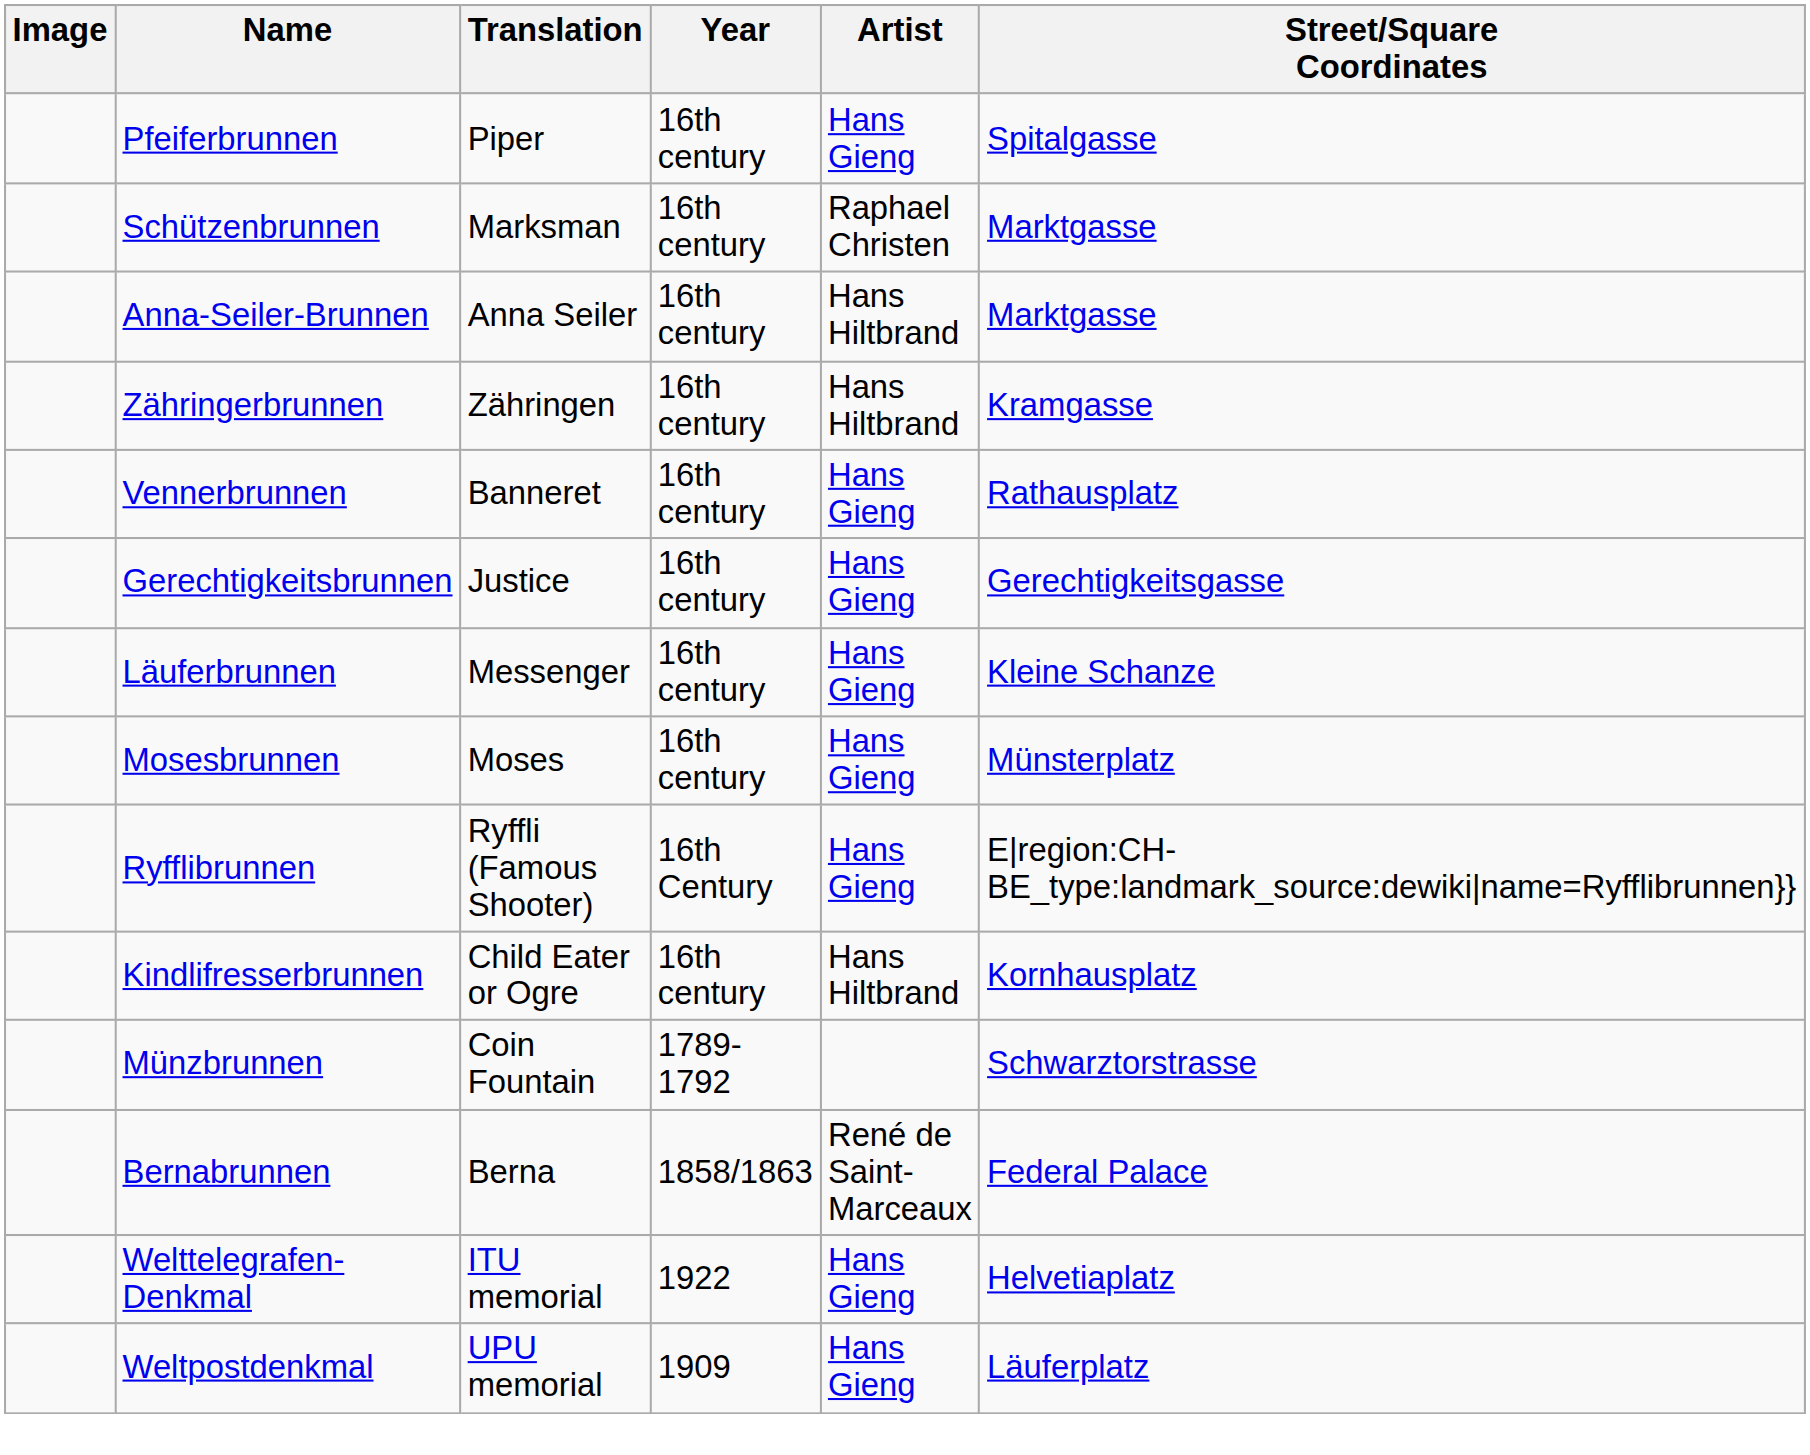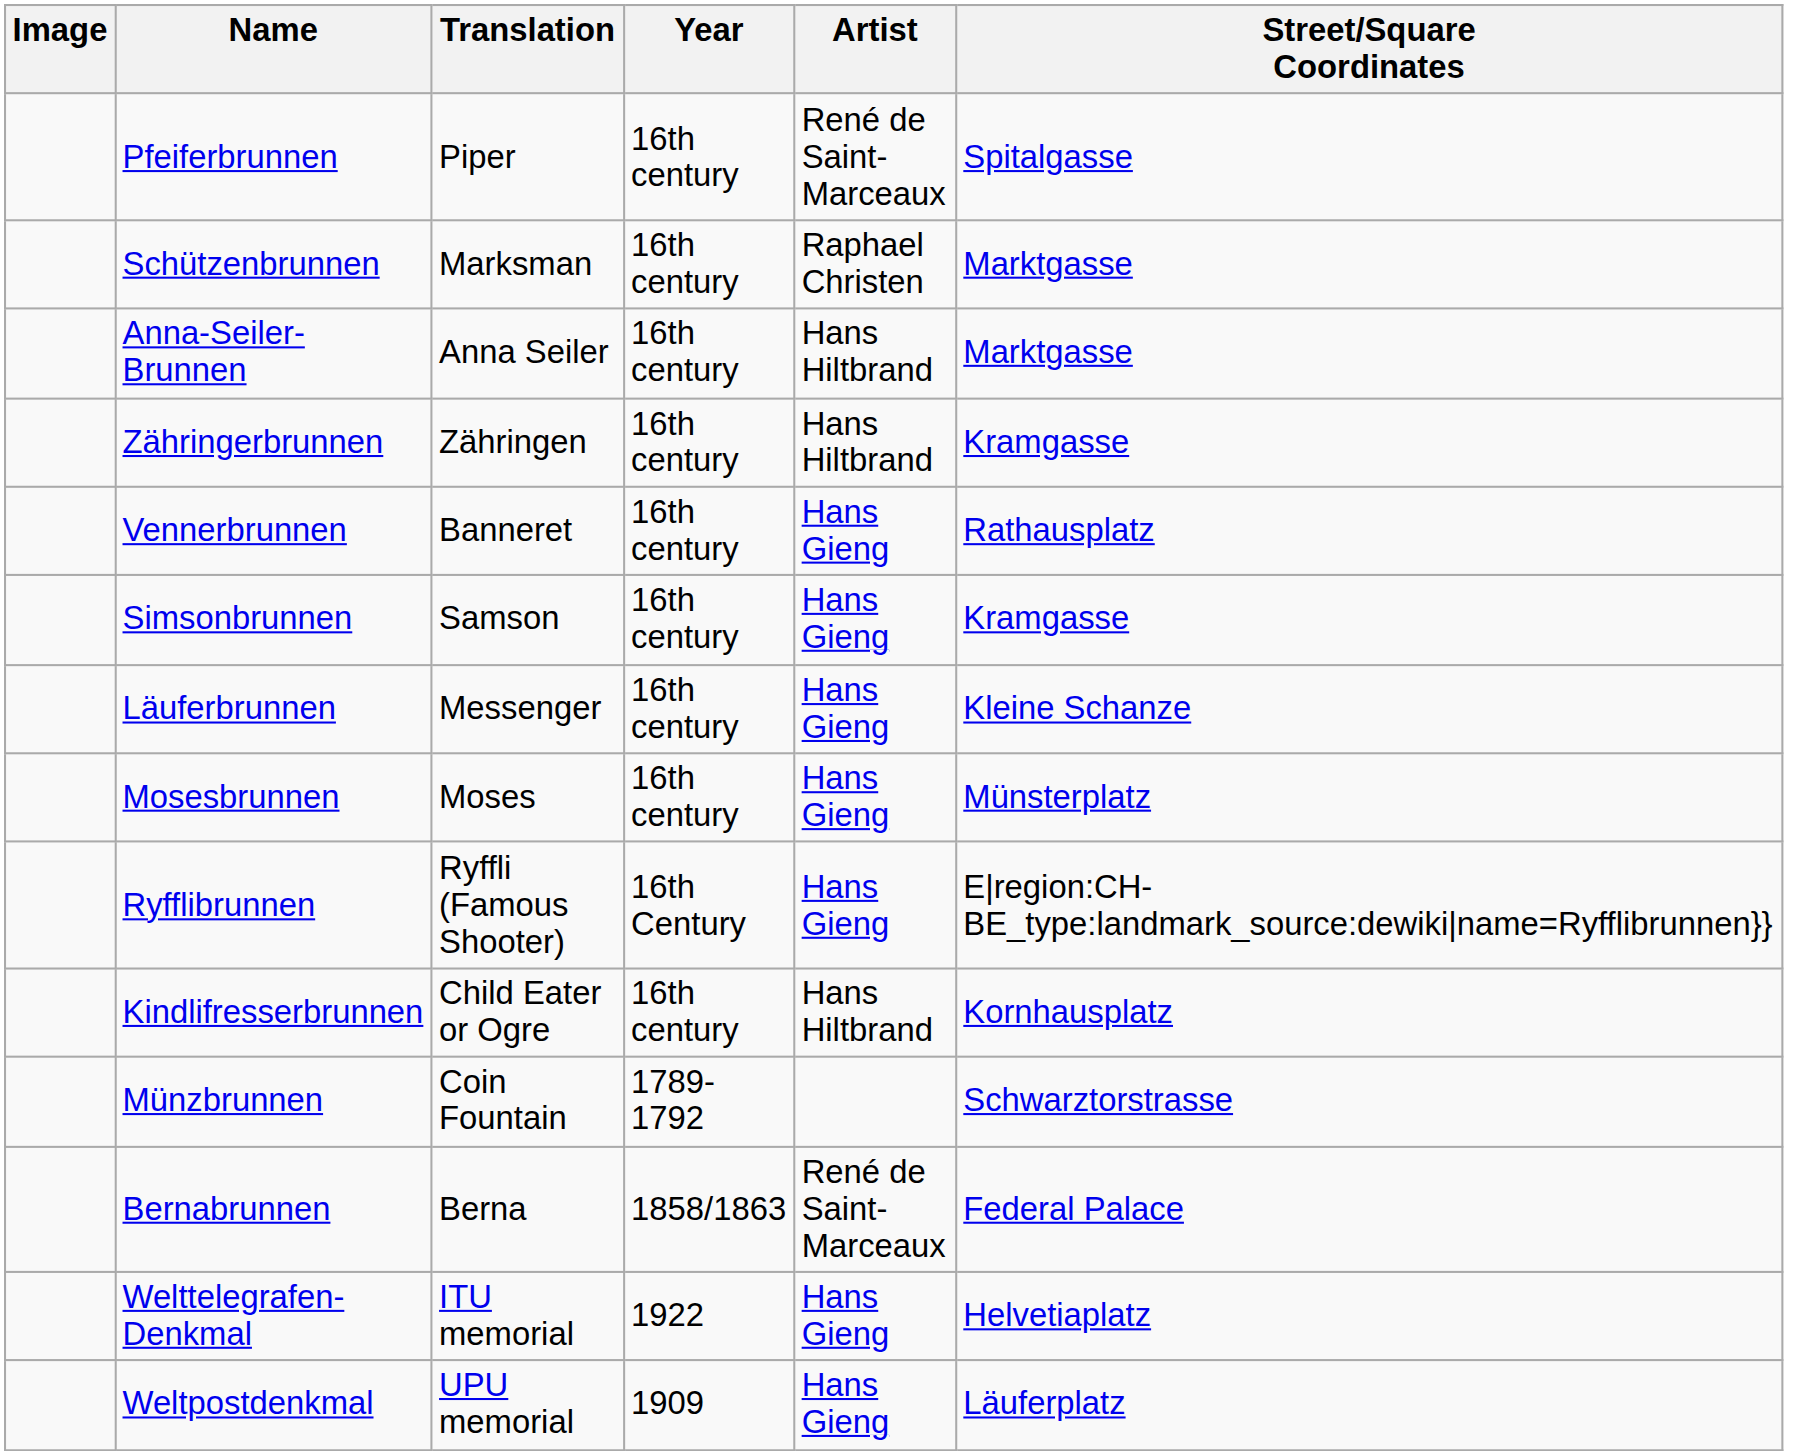(872, 137) Hans Gieng -> (874, 156) René de Saint-Marceaux
+ row: (237, 619)
- row: (288, 582)
